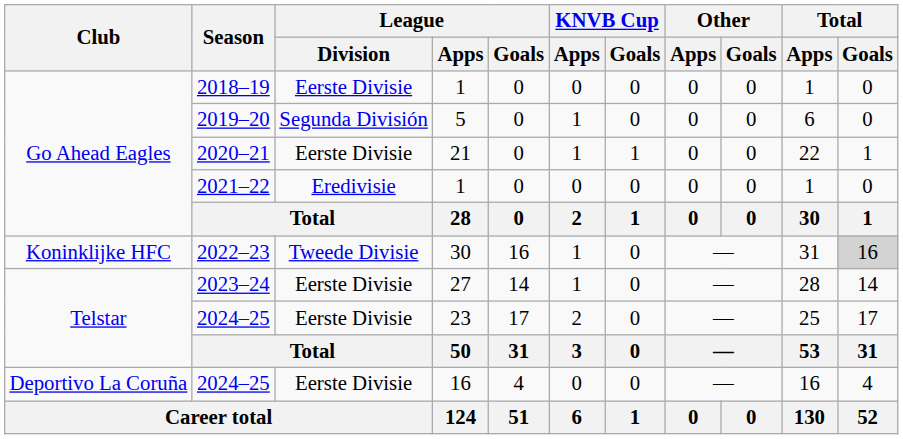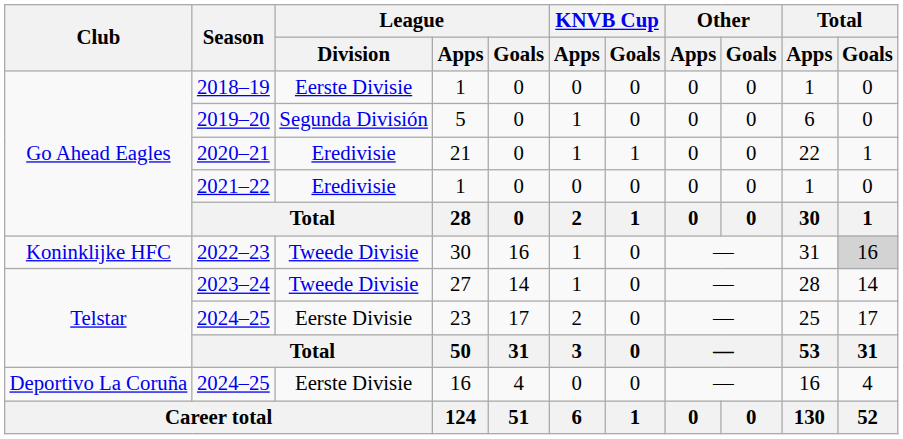(354, 152) Eerste Divisie -> (354, 152) Eredivisie
(354, 284) Eerste Divisie -> (354, 284) Tweede Divisie
